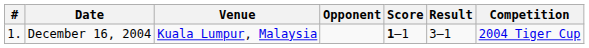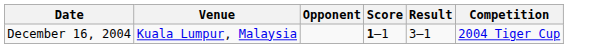- column: (15, 14)
